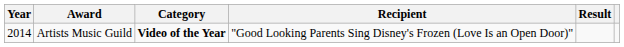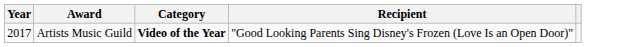- column: (595, 14)
(19, 33) 2014 -> (19, 33) 2017
